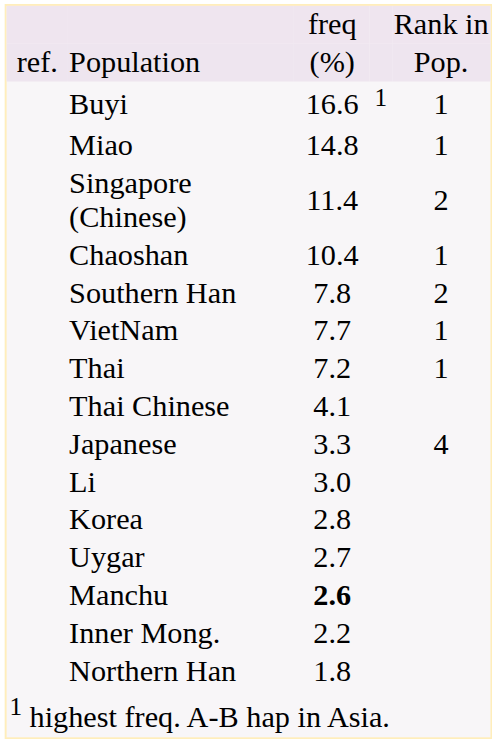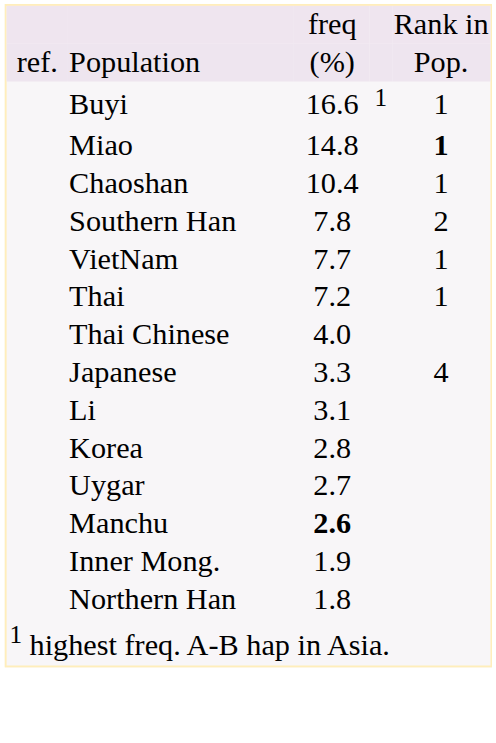(441, 145) normal -> (441, 145) bold
- row: (130, 200)
(332, 406) 4.1 -> (332, 334) 4.0
(332, 482) 3.0 -> (332, 410) 3.1
(332, 633) 2.2 -> (332, 561) 1.9
